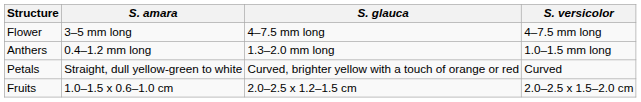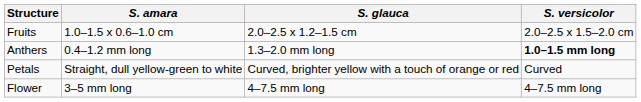rows swapped: (24, 32) <-> (22, 87)
(568, 50) normal -> (570, 50) bold
